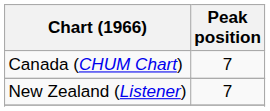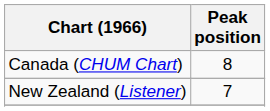(228, 64) 7 -> (228, 64) 8
